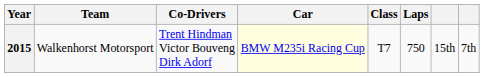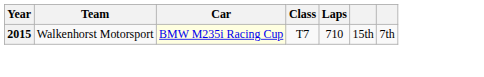- column: (197, 14)
(416, 48) 750 -> (334, 34) 710
